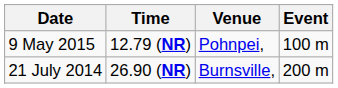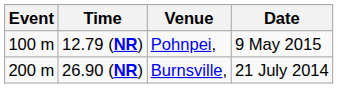columns swapped: (306, 18) <-> (55, 18)
